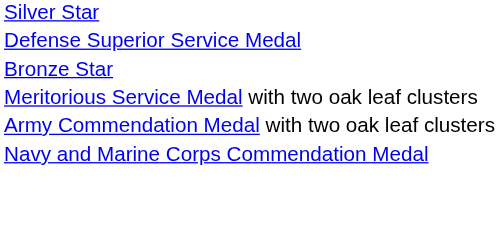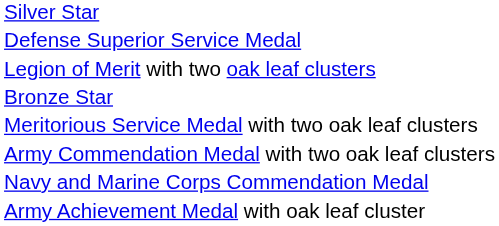+ row: (190, 69)
+ row: (215, 210)
